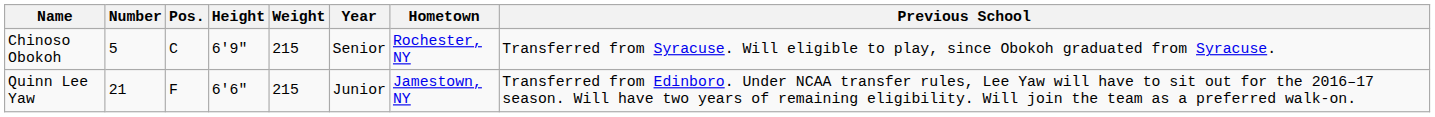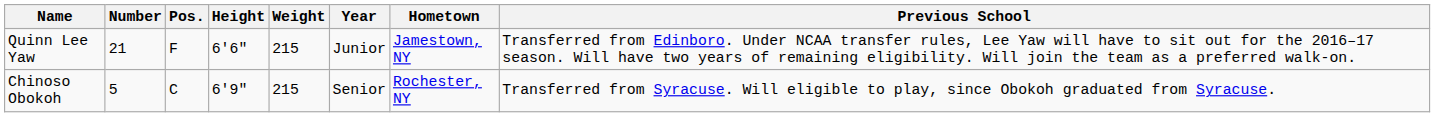rows swapped: (39, 49) <-> (48, 91)
